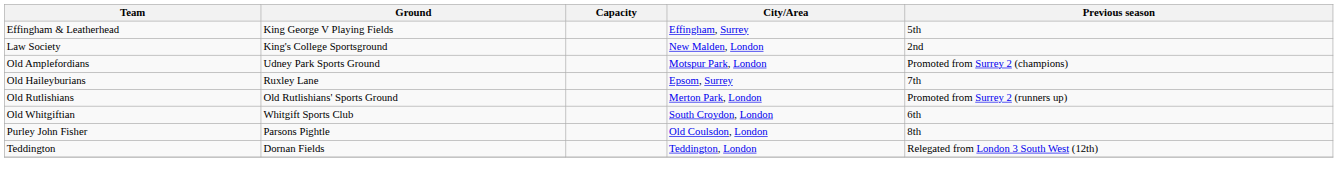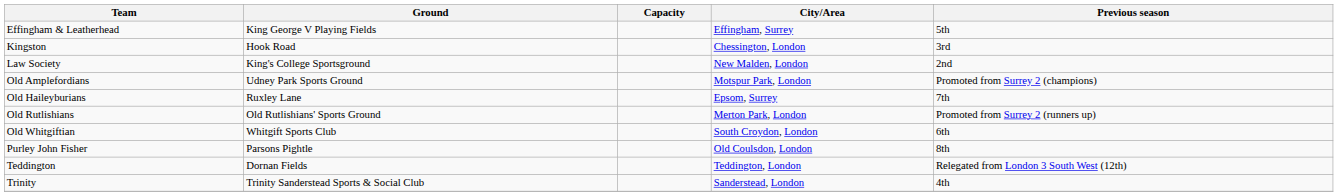+ row: (26, 47)
+ row: (22, 183)
